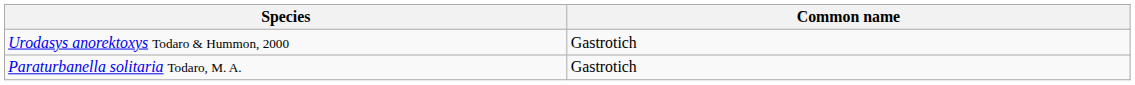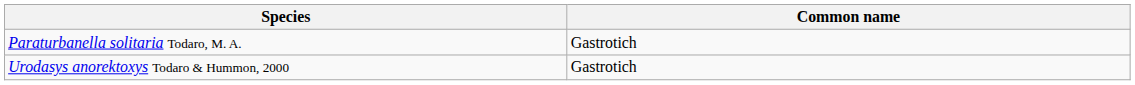rows swapped: (125, 67) <-> (149, 42)
